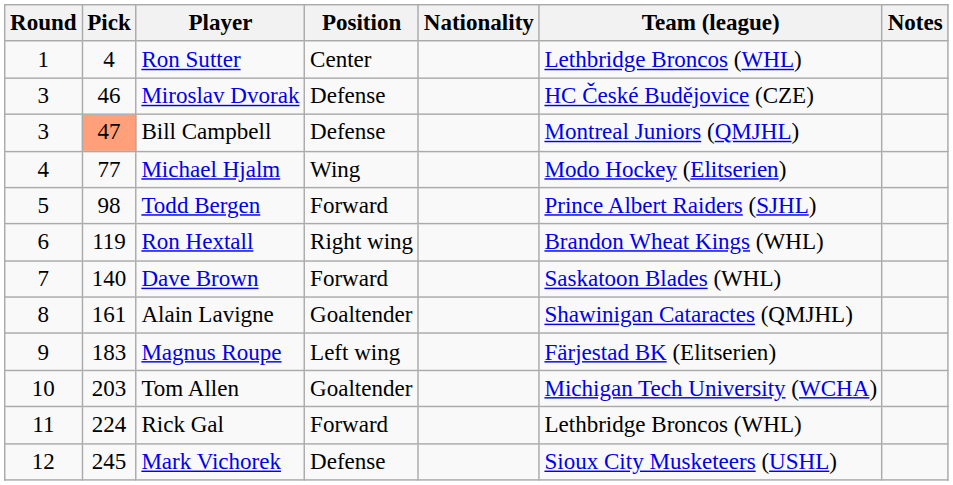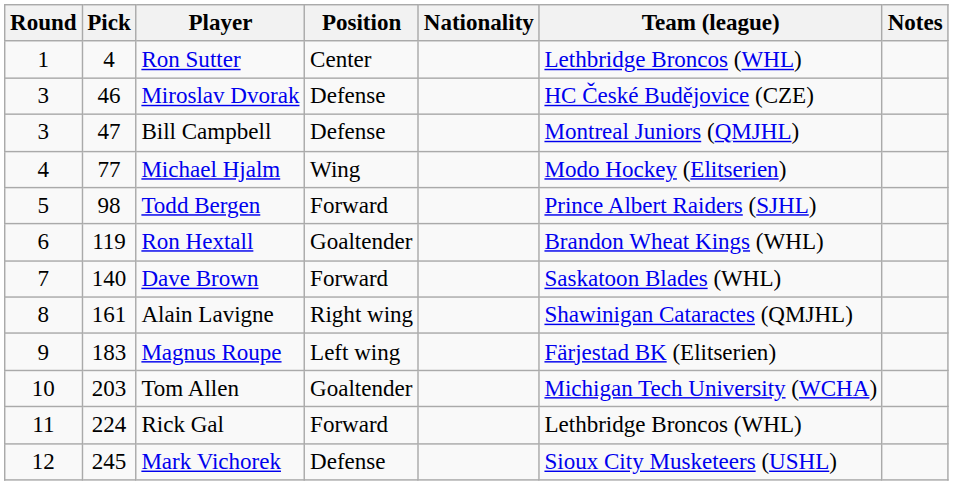(109, 132) lightsalmon background -> (109, 132) no background
(362, 242) Right wing -> (361, 242) Goaltender
(361, 315) Goaltender -> (362, 315) Right wing
